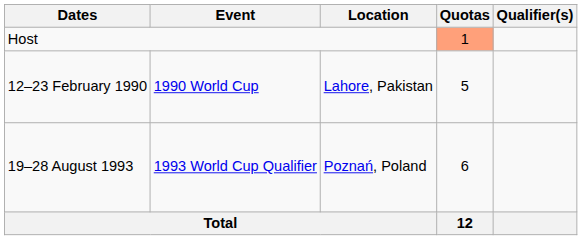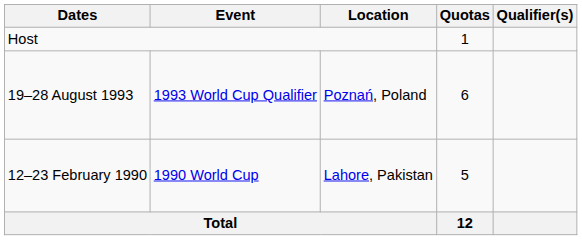(465, 39) lightsalmon background -> (465, 39) no background
rows swapped: (77, 86) <-> (71, 167)
